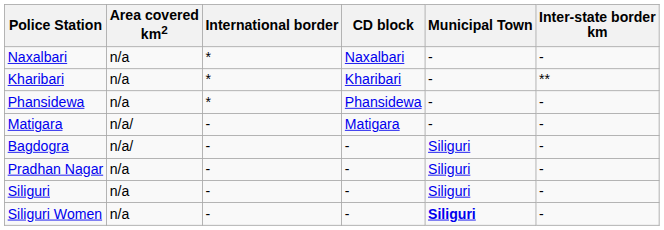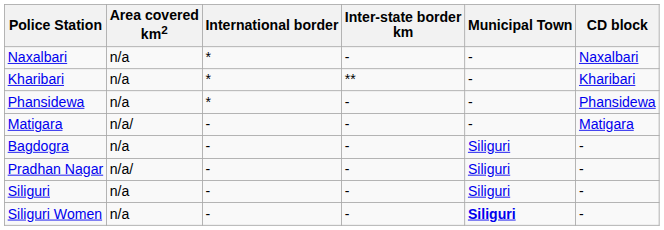columns swapped: (597, 25) <-> (383, 25)
(121, 146) n/a/ -> (119, 146) n/a
(119, 169) n/a -> (121, 169) n/a/
